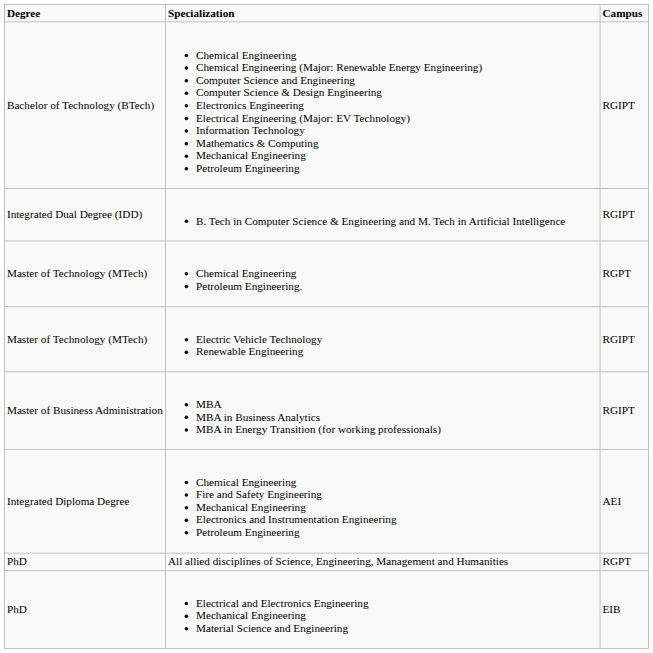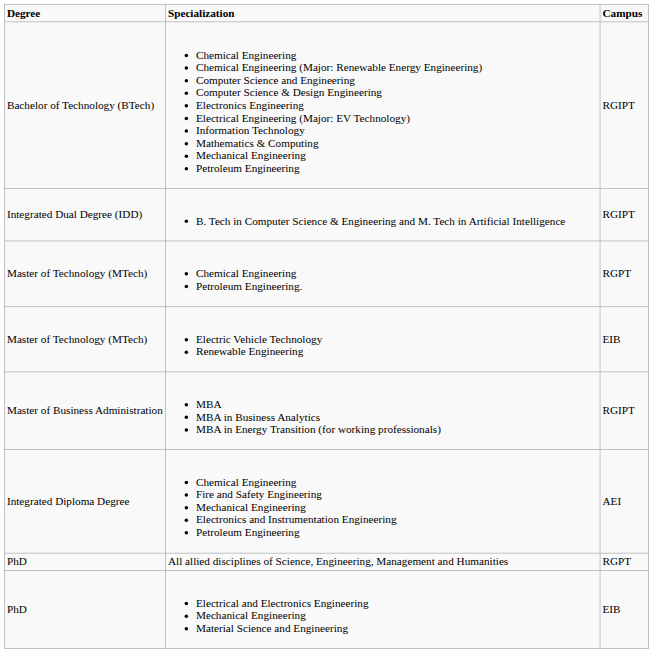(619, 339) RGIPT -> (611, 339) EIB
